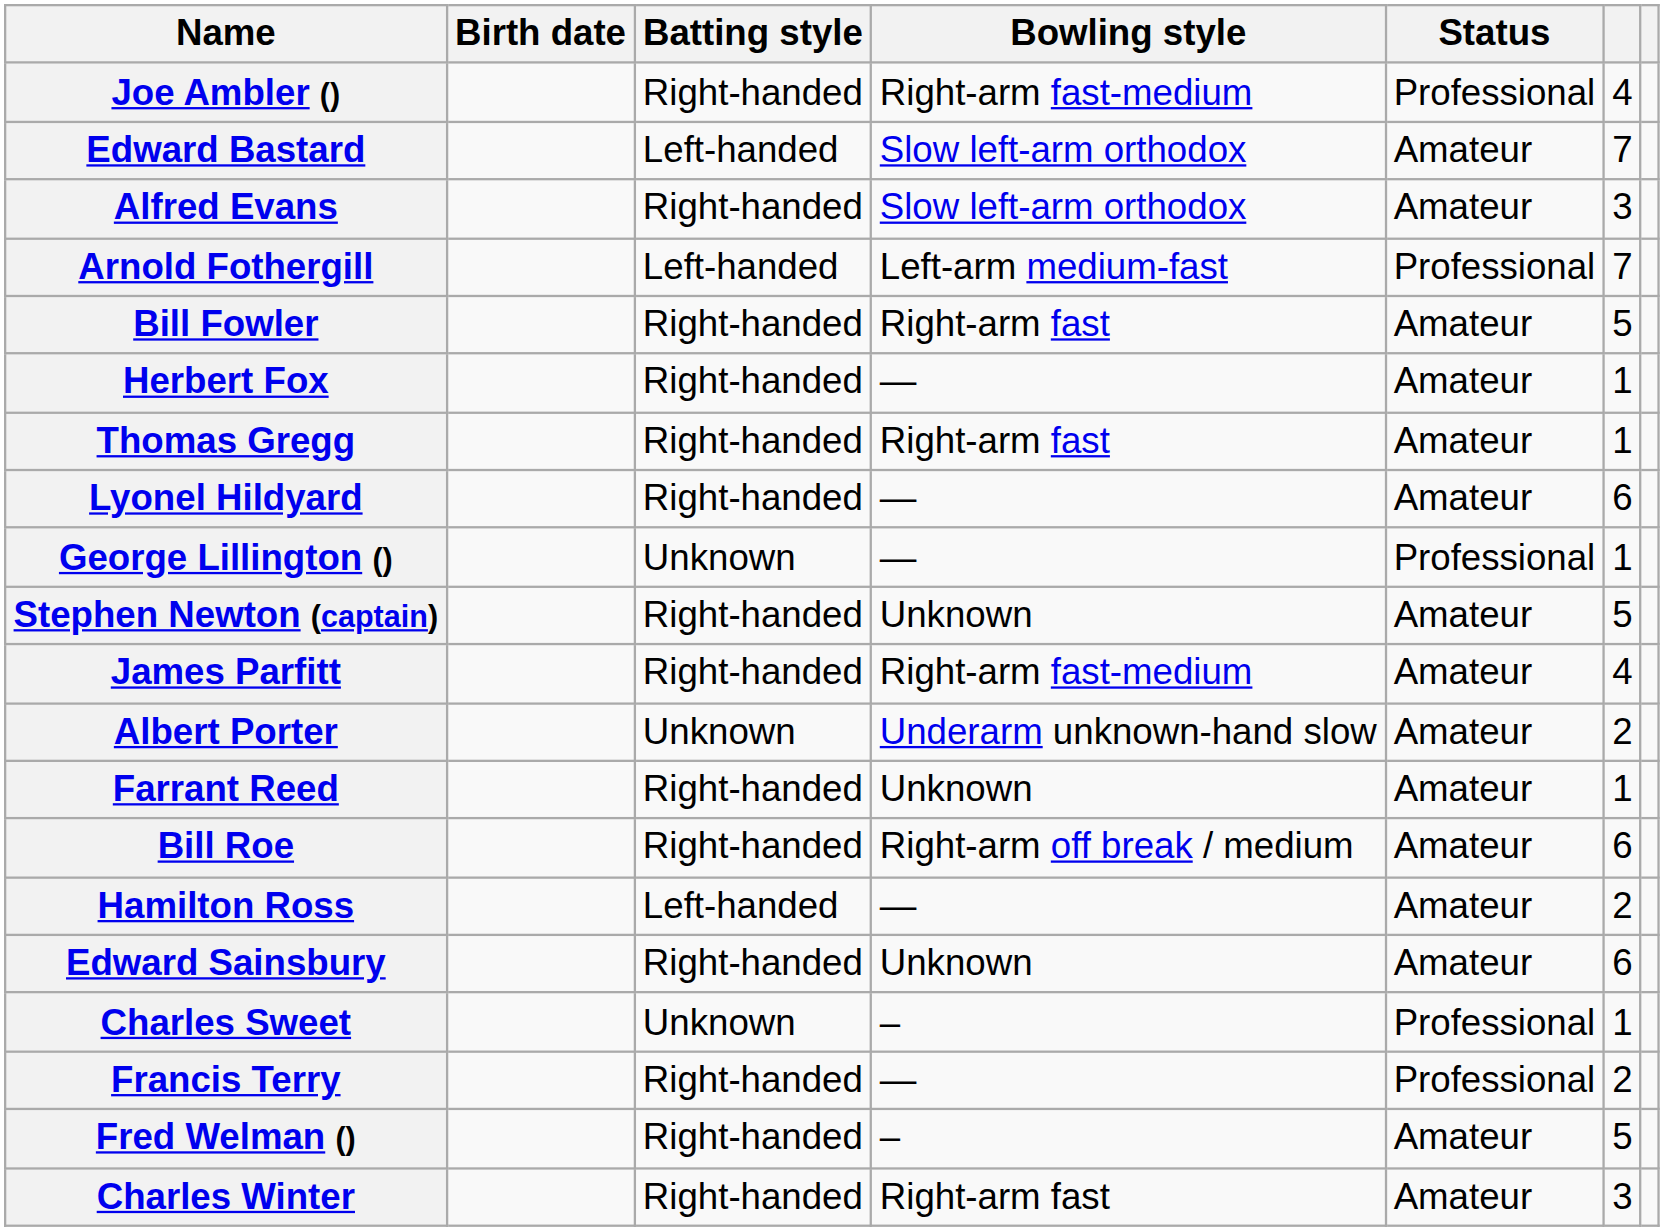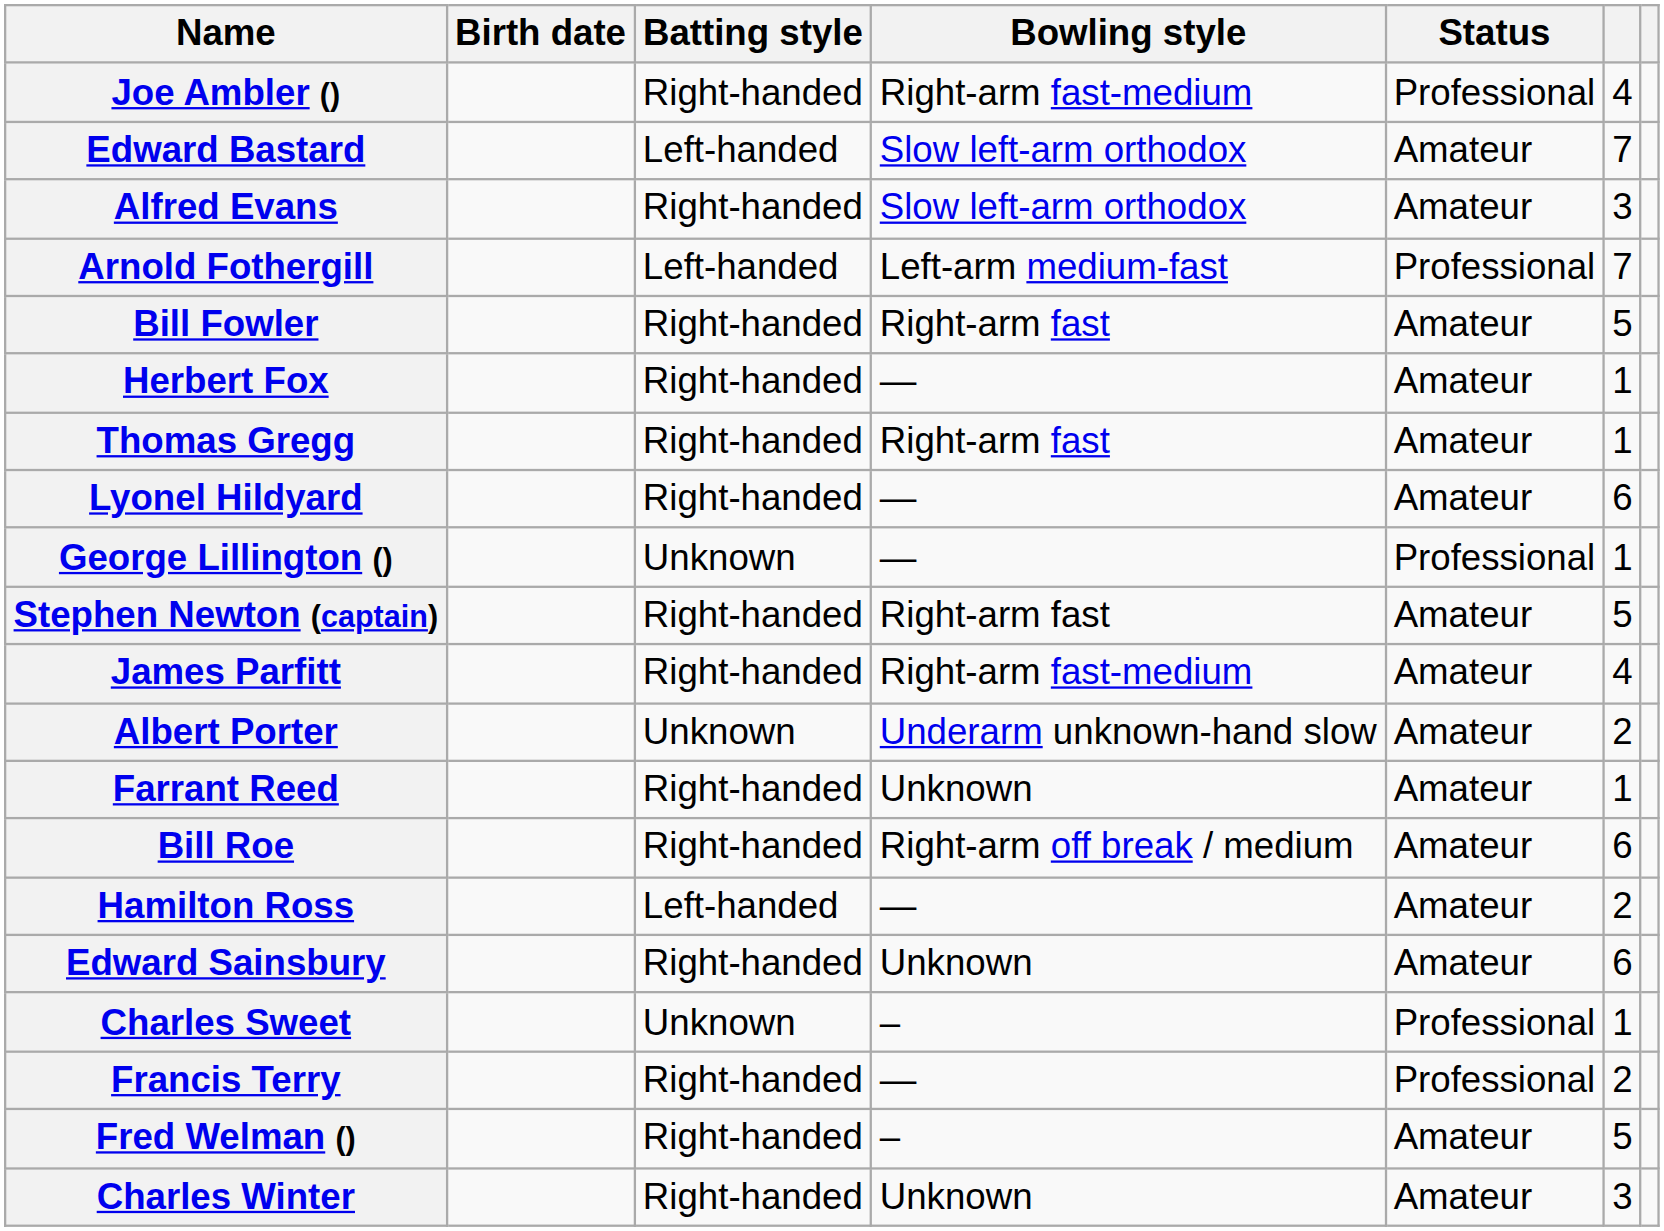(956, 614) Unknown -> (995, 614) Right-arm fast
(995, 1195) Right-arm fast -> (956, 1195) Unknown
